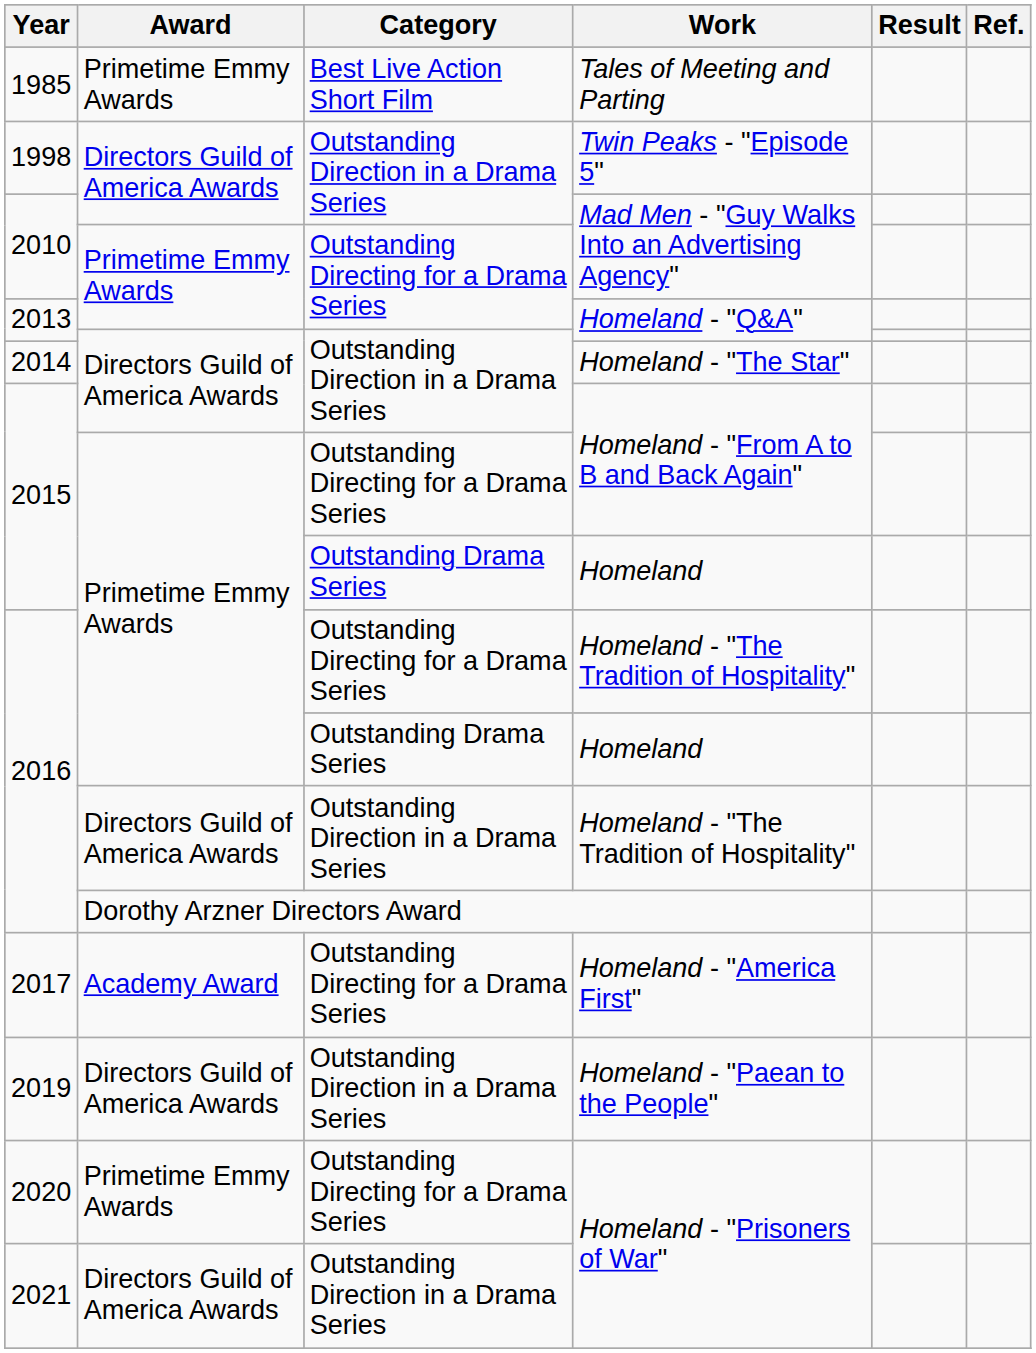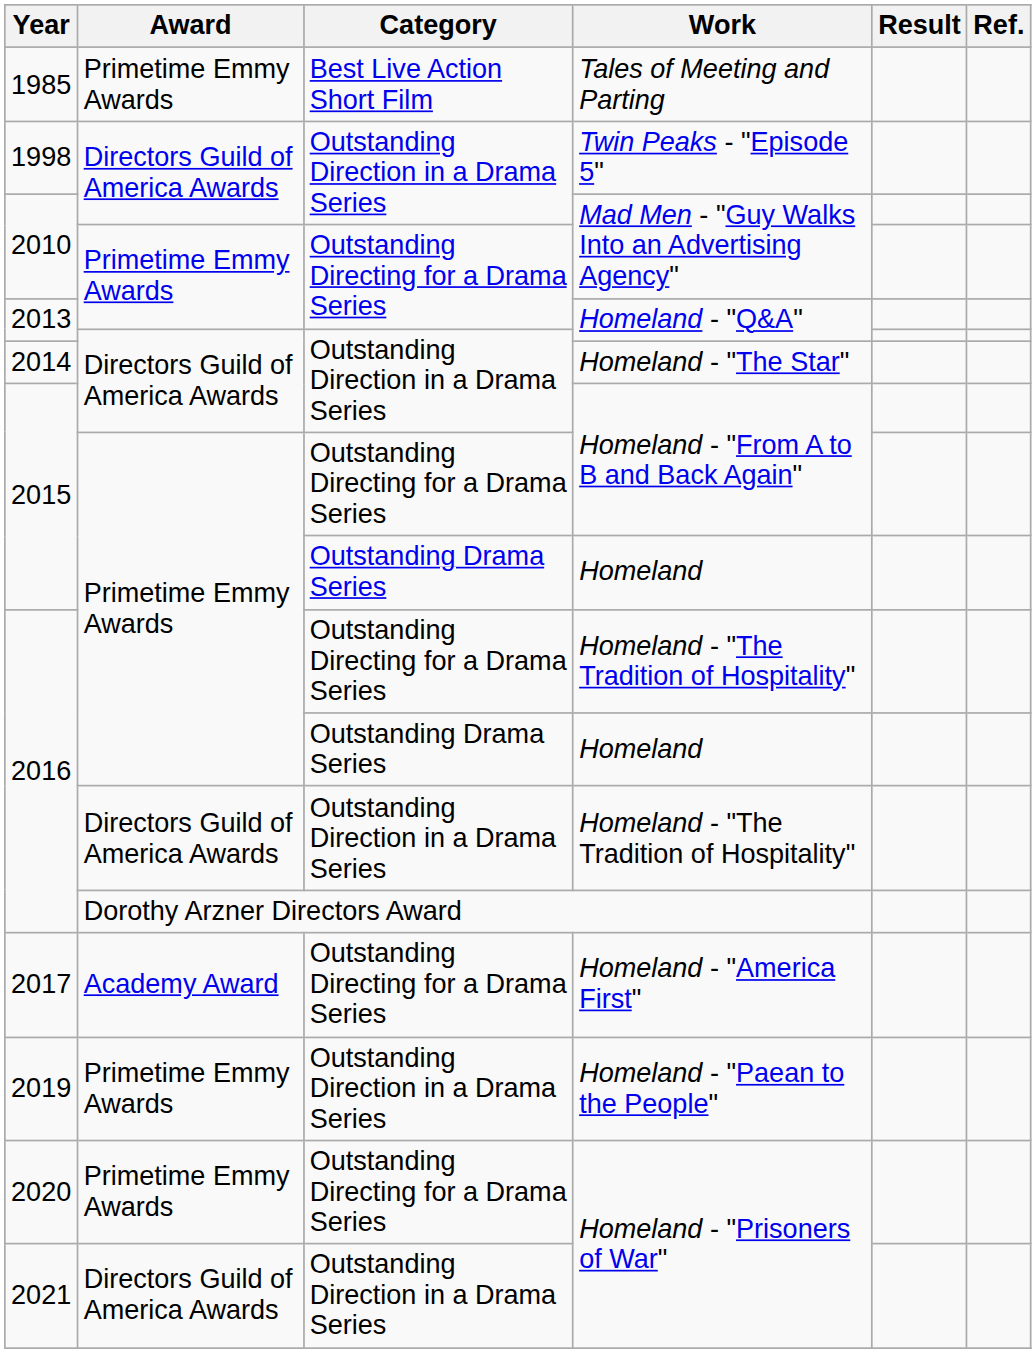(188, 1088) Directors Guild of America Awards -> (187, 1088) Primetime Emmy Awards
